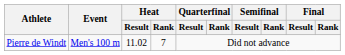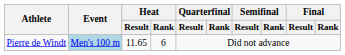(95, 43) no background -> (95, 43) lightblue background
(136, 43) 11.02 -> (136, 43) 11.65
(163, 43) 7 -> (163, 43) 6
